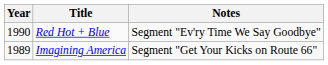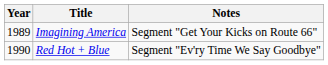rows swapped: (81, 50) <-> (73, 32)
